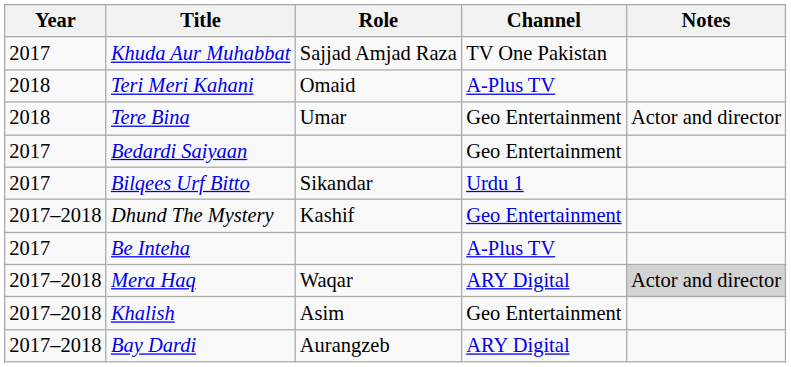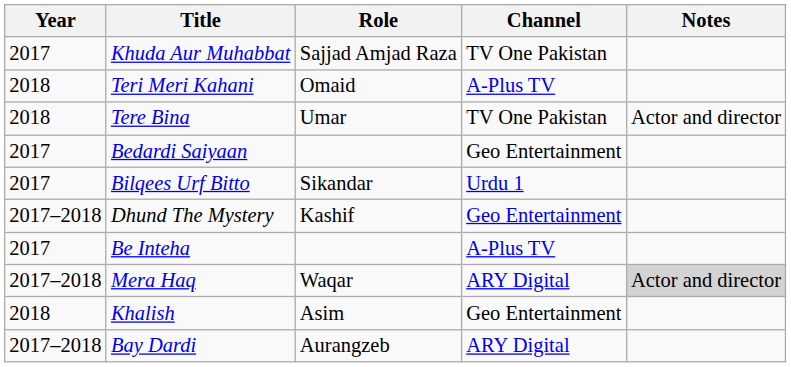(544, 118) Geo Entertainment -> (537, 118) TV One Pakistan
(55, 313) 2017–2018 -> (30, 313) 2018
